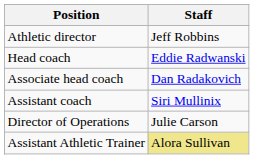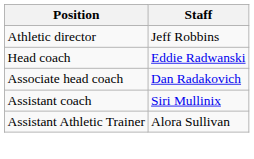- row: (68, 121)
(190, 143) khaki background -> (190, 121) no background
